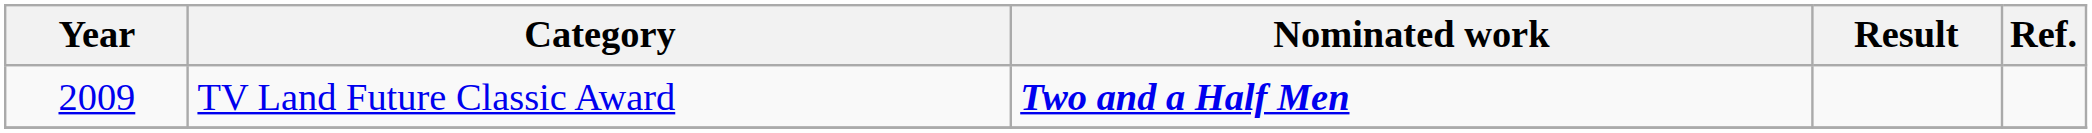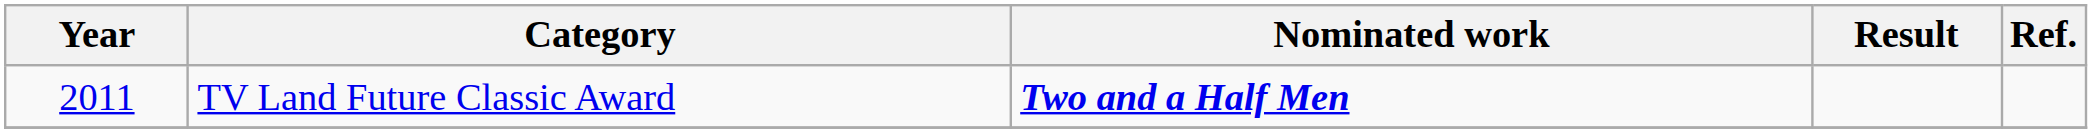(97, 95) 2009 -> (97, 95) 2011
